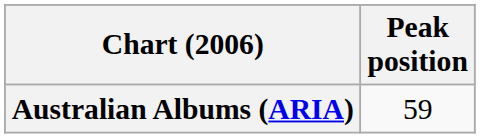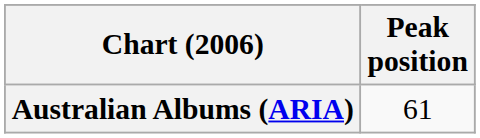(418, 108) 59 -> (418, 108) 61
